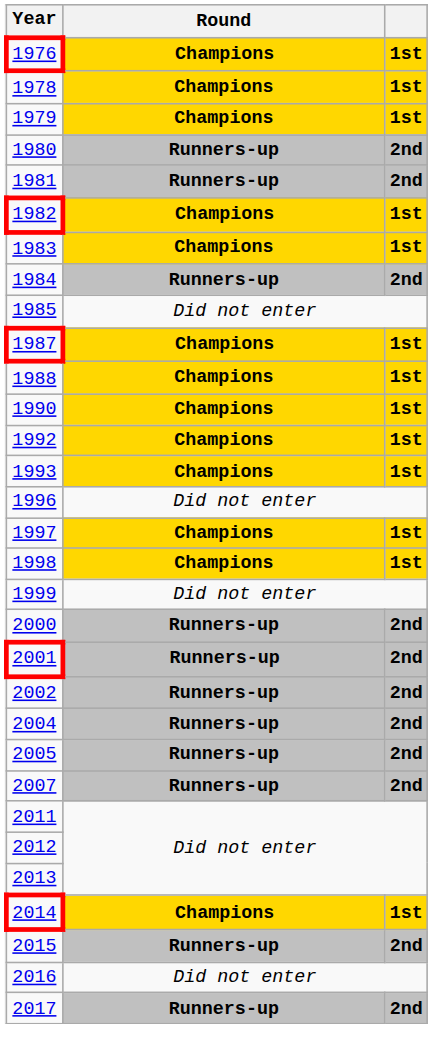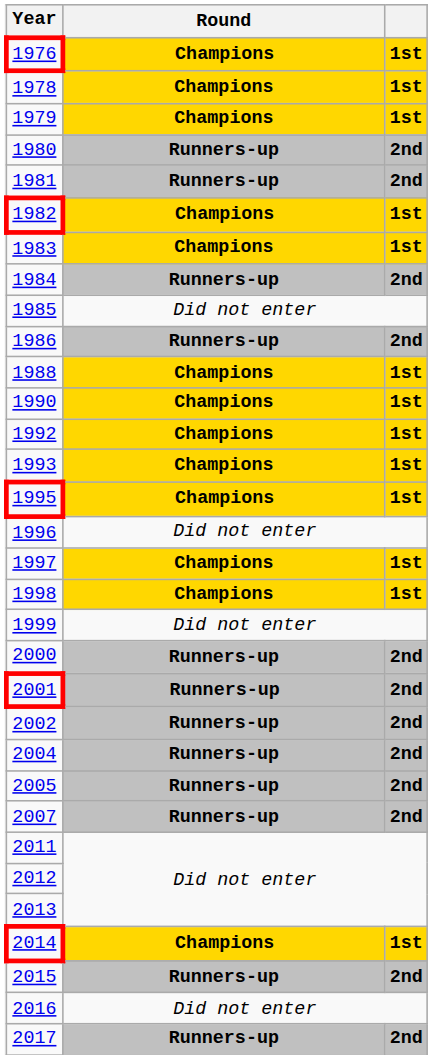+ row: (34, 341)
- row: (34, 344)
+ row: (34, 499)
